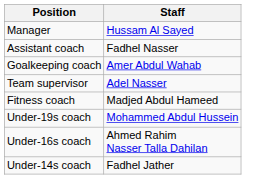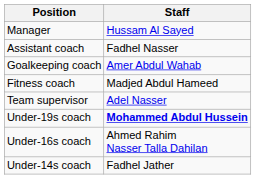rows swapped: (41, 100) <-> (47, 83)
(172, 118) normal -> (177, 118) bold
